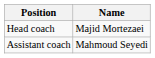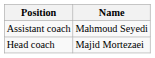rows swapped: (31, 28) <-> (39, 45)
